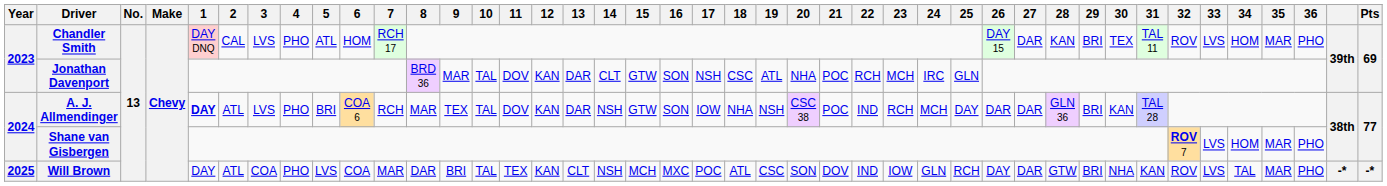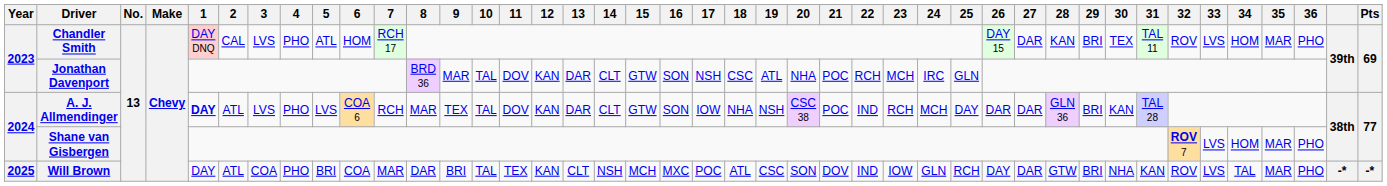(326, 110) BRI -> (326, 110) LVS
(610, 110) NSH -> (610, 110) CLT
(326, 171) LVS -> (326, 171) BRI
